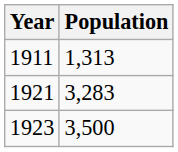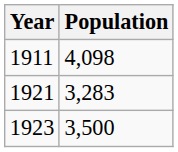(90, 57) 1,313 -> (90, 57) 4,098
